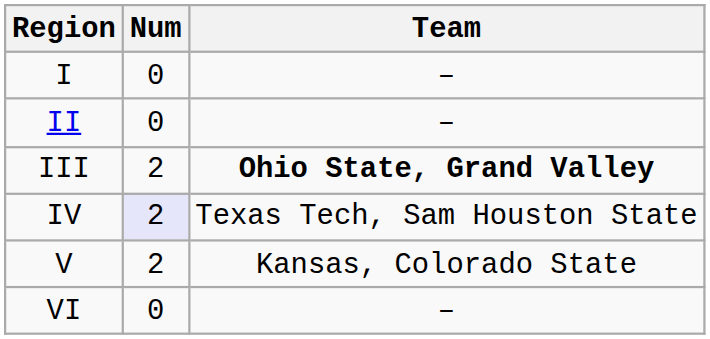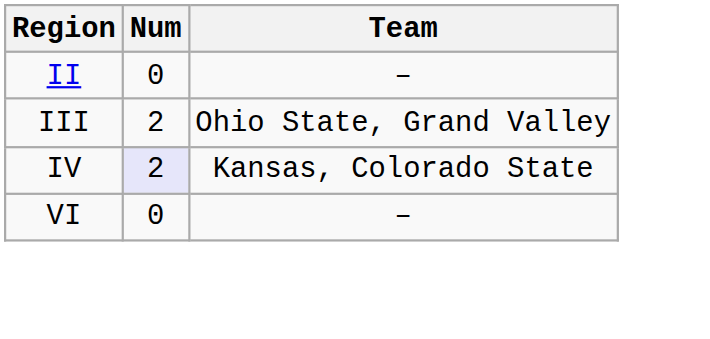- row: (64, 76)
(446, 170) bold -> (403, 123) normal
(446, 217) Texas Tech, Sam Houston State -> (403, 170) Kansas, Colorado State
- row: (64, 264)
